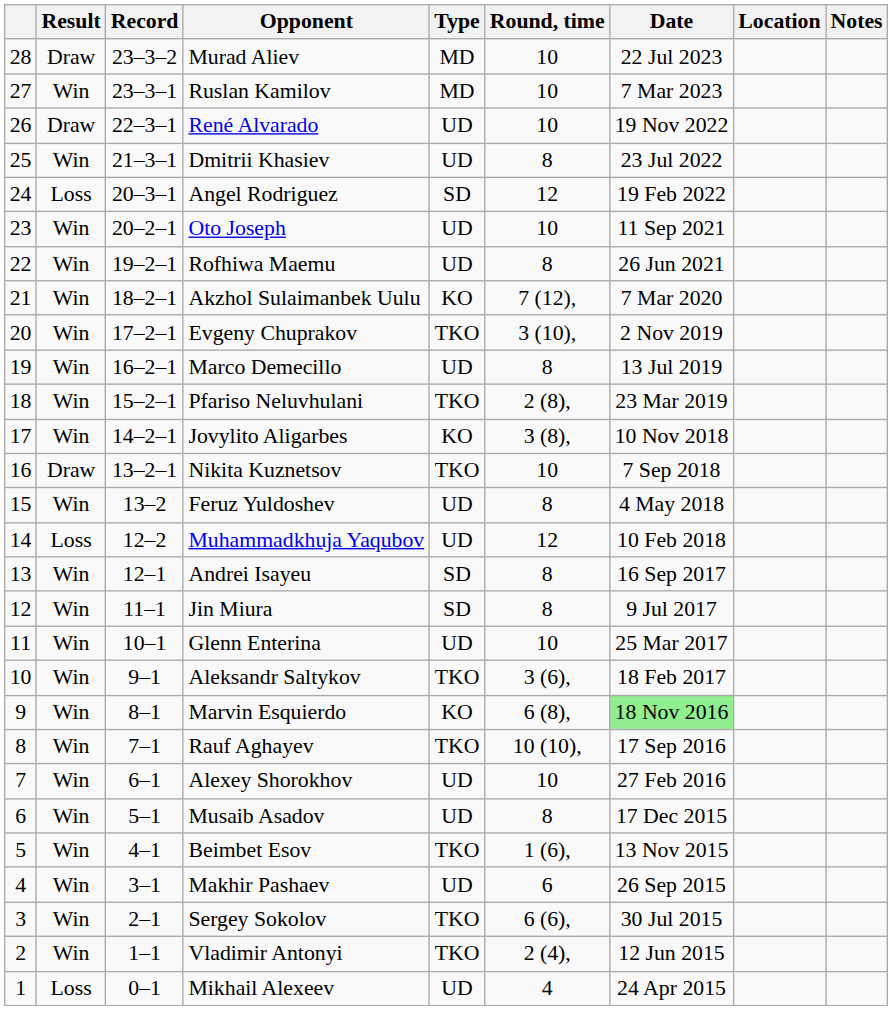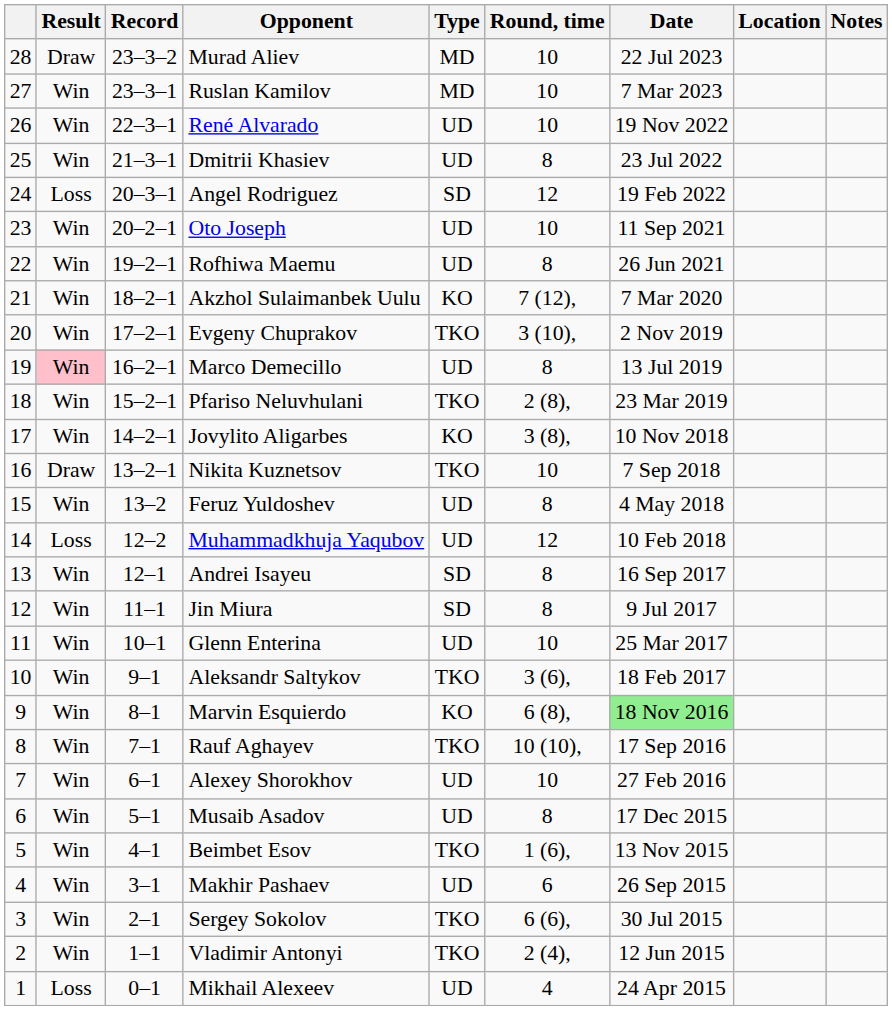(71, 125) Draw -> (71, 125) Win
(71, 366) no background -> (71, 366) pink background
